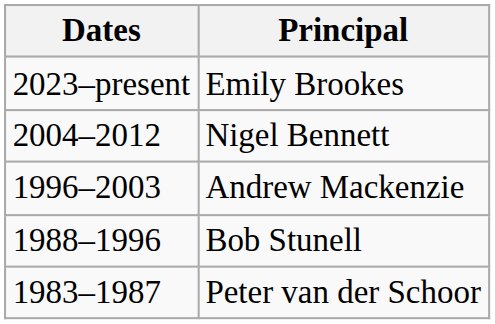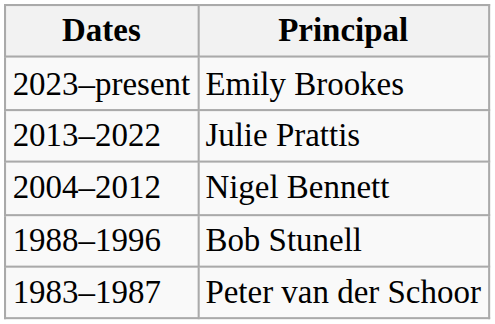+ row: (283, 135)
- row: (335, 187)
